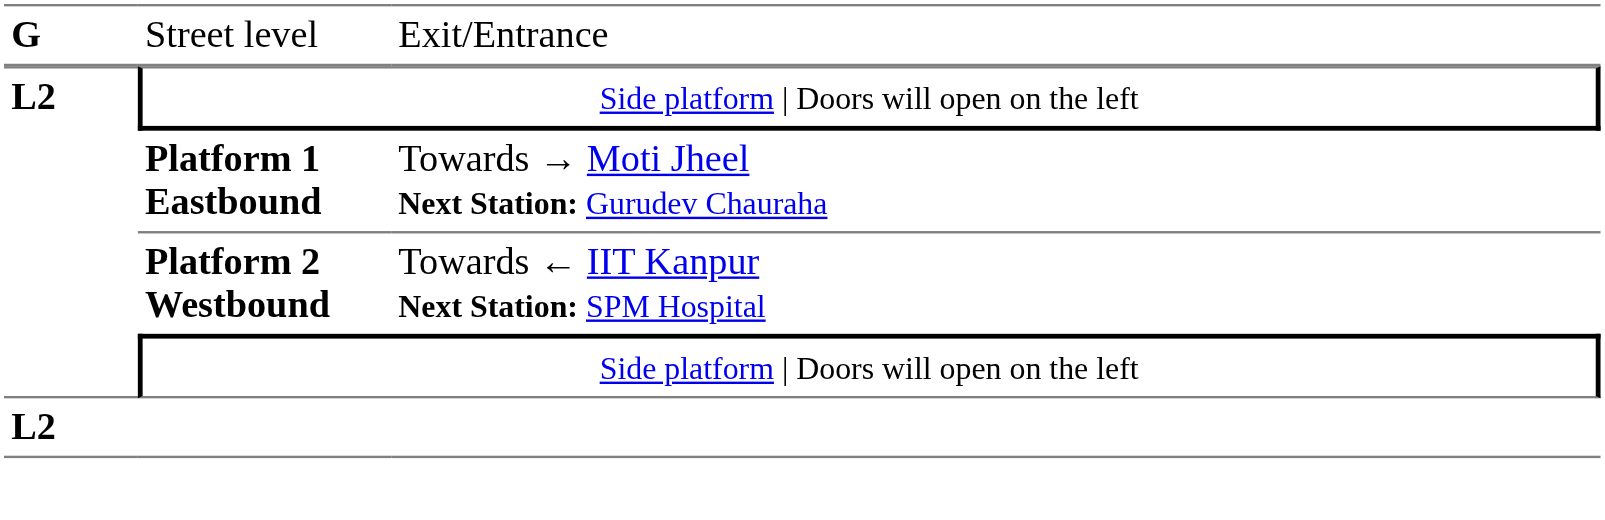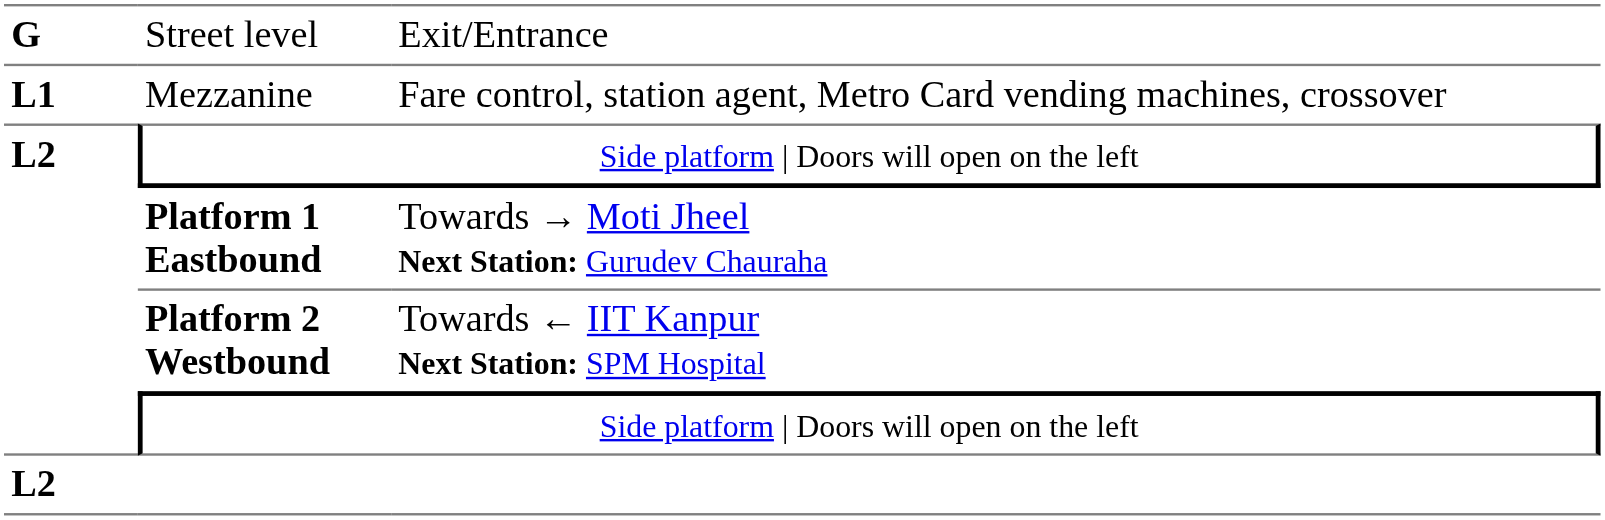+ row: (229, 94)
